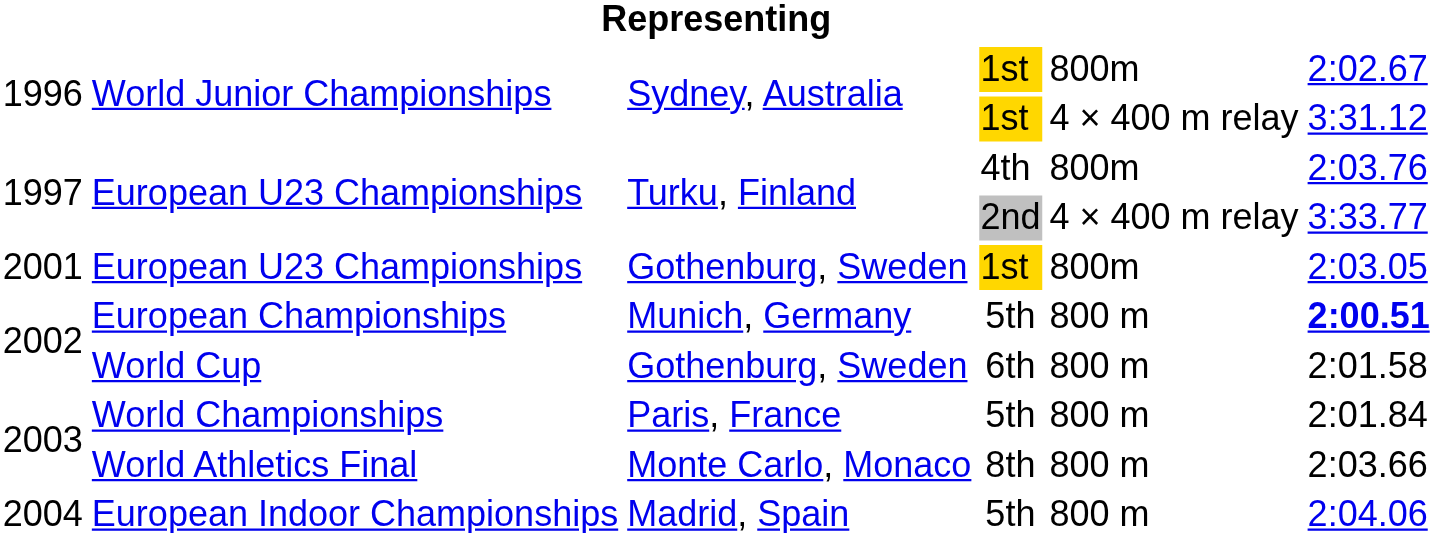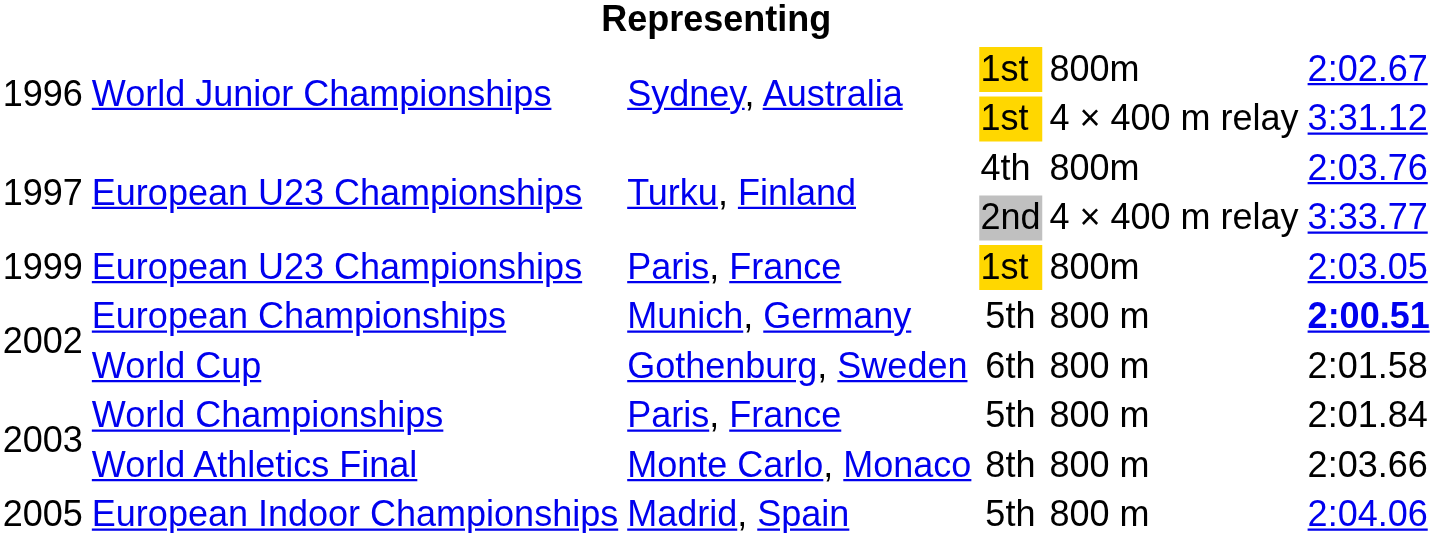(43, 266) 2001 -> (43, 266) 1999
(797, 266) Gothenburg, Sweden -> (734, 266) Paris, France
(43, 514) 2004 -> (43, 514) 2005
